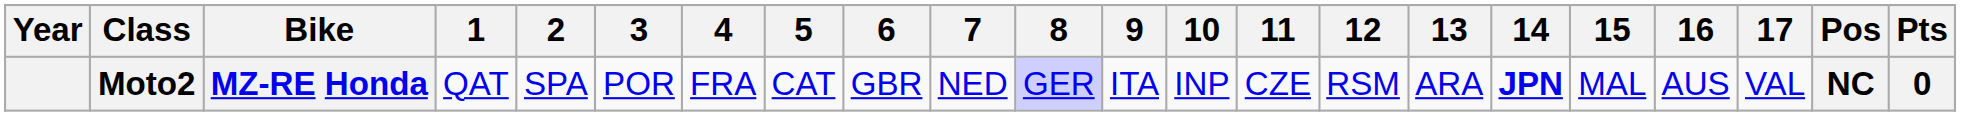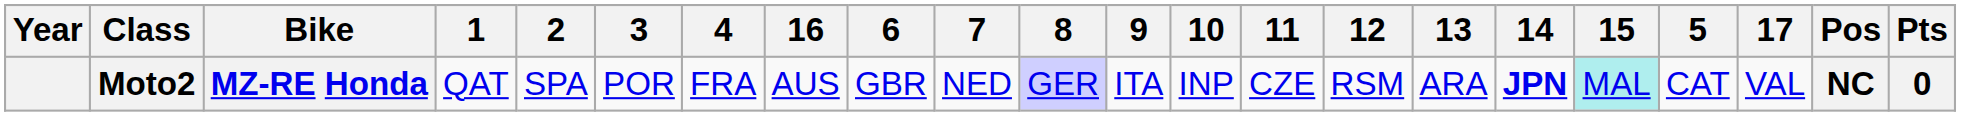columns swapped: (804, 30) <-> (1696, 30)
(1612, 83) no background -> (1617, 83) paleturquoise background
